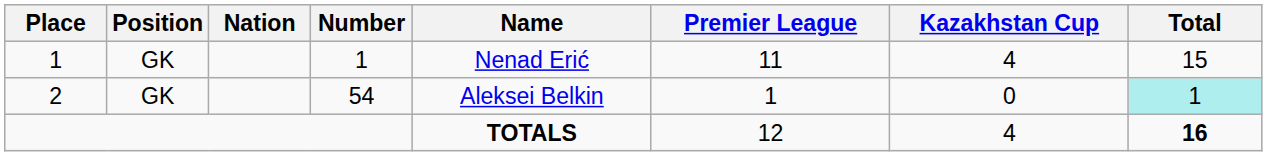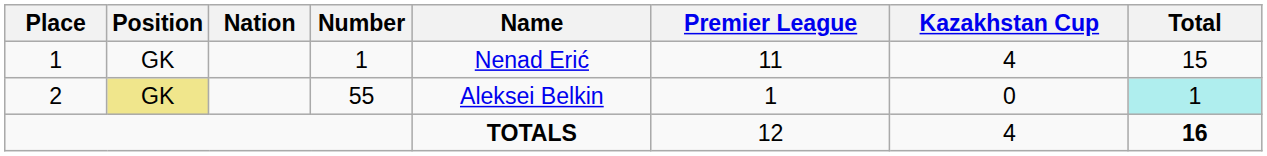(158, 96) no background -> (158, 96) khaki background
(362, 96) 54 -> (362, 96) 55
